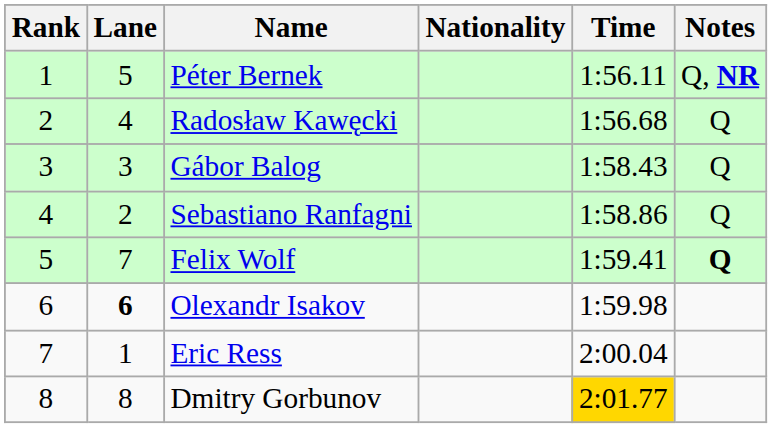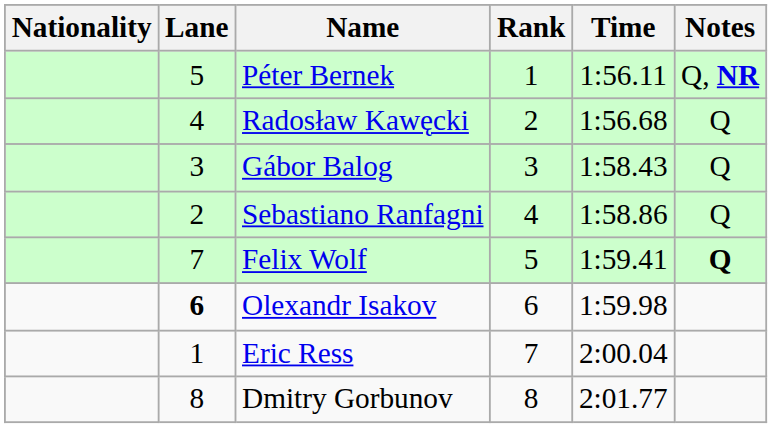columns swapped: (46, 27) <-> (495, 27)
(623, 399) gold background -> (623, 399) no background
